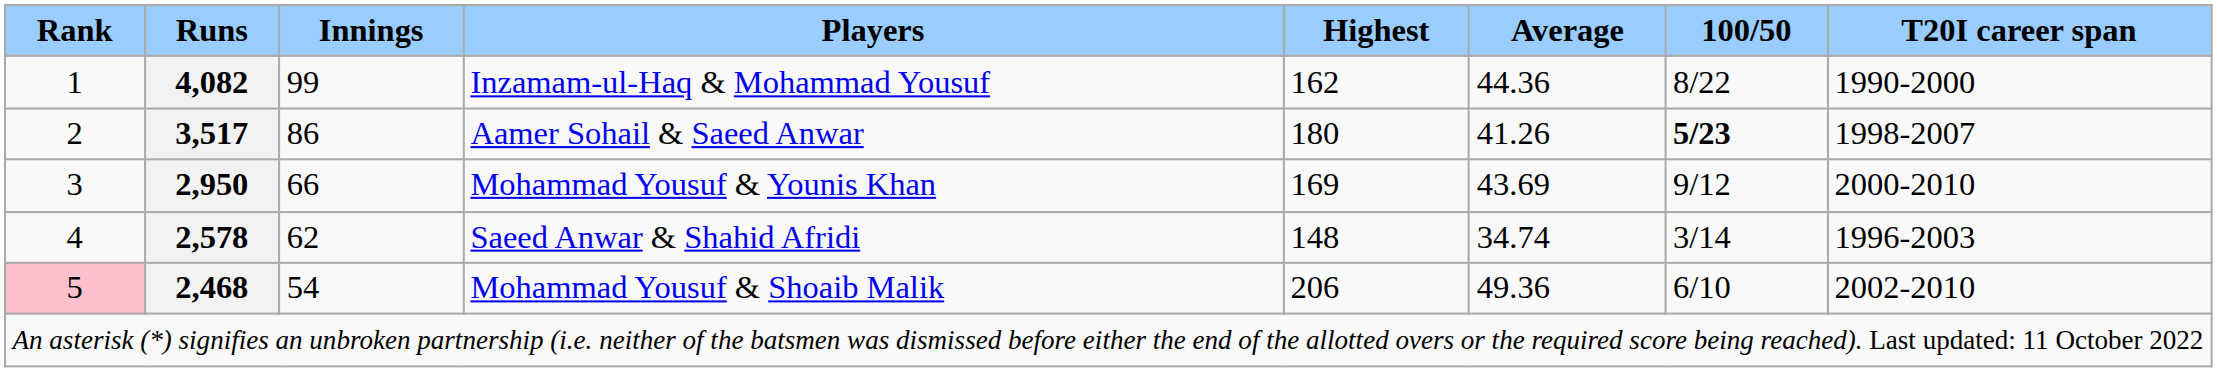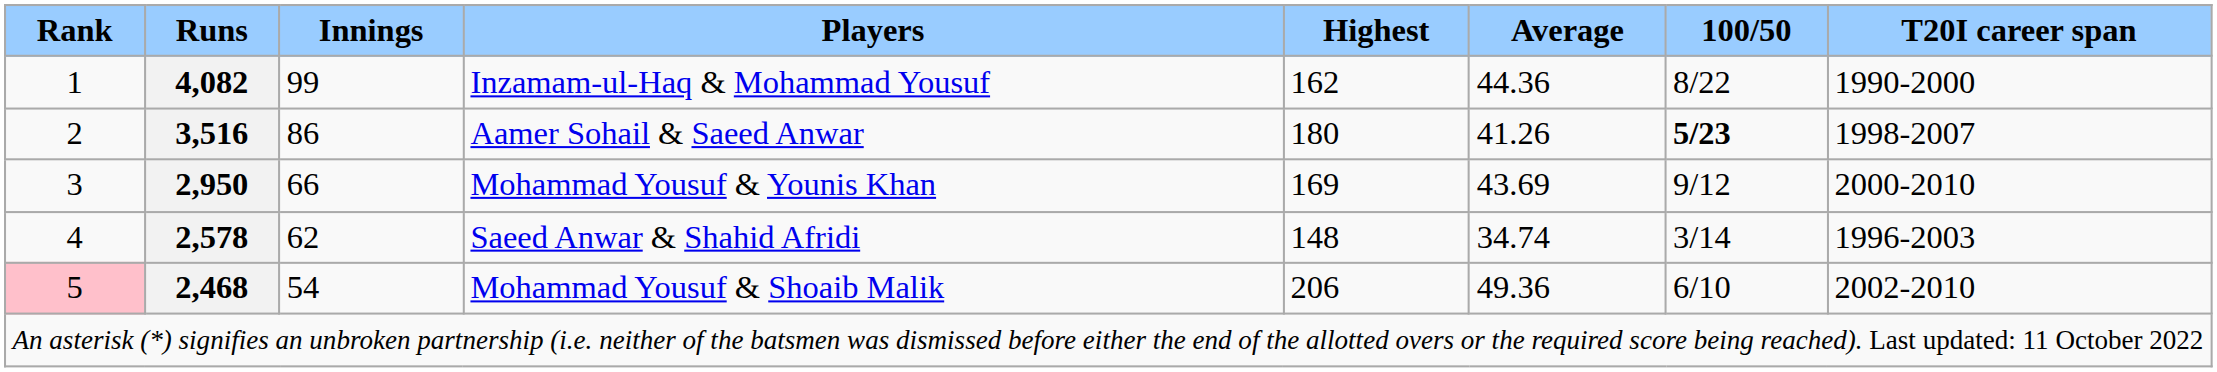(212, 133) 3,517 -> (212, 133) 3,516
